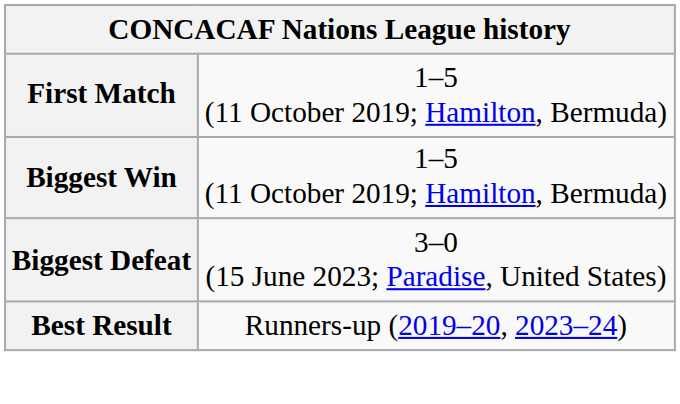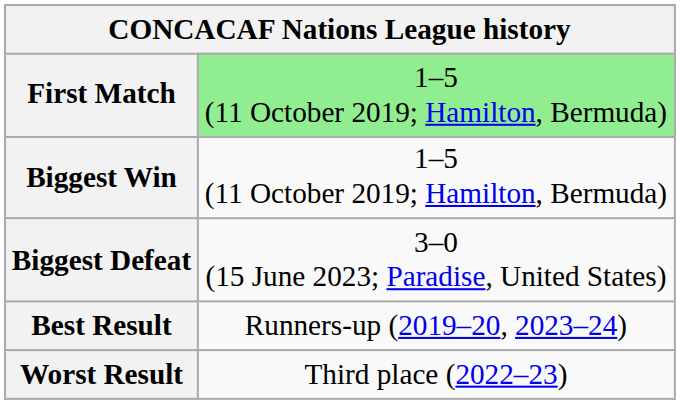(436, 94) no background -> (436, 94) lightgreen background
+ row: (102, 373)
